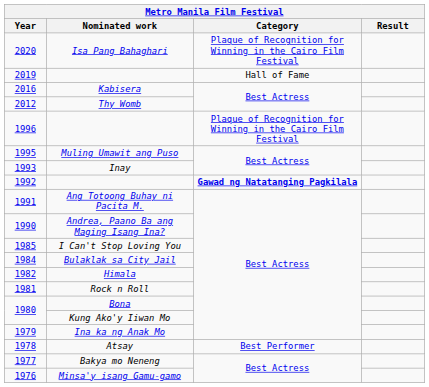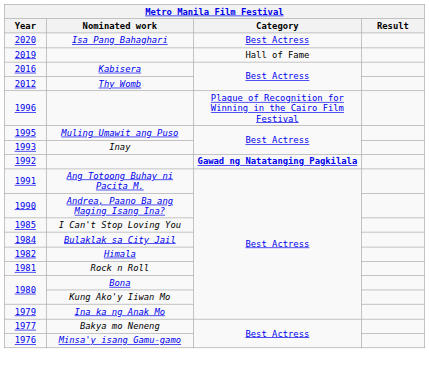(277, 51) Plaque of Recognition for Winning in the Cairo Film Festival -> (277, 40) Best Actress
- row: (25, 346)
